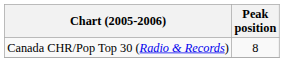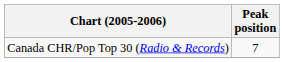(255, 47) 8 -> (255, 47) 7
